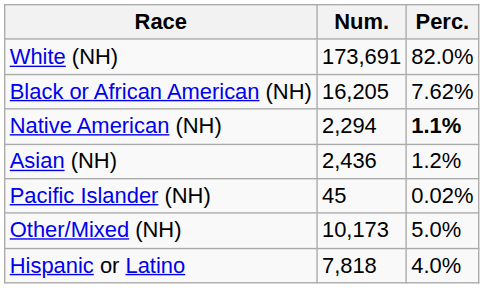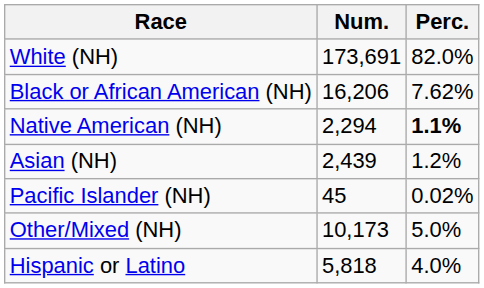(355, 91) 16,205 -> (355, 91) 16,206
(349, 160) 2,436 -> (349, 160) 2,439
(349, 265) 7,818 -> (349, 265) 5,818
